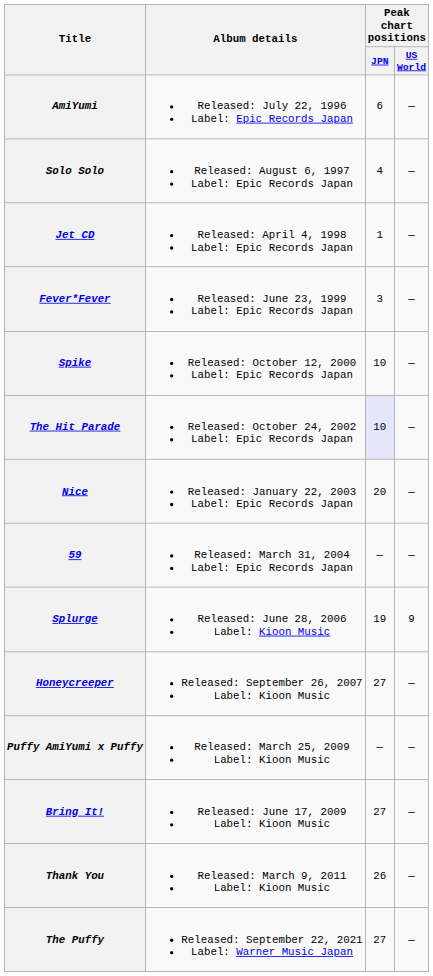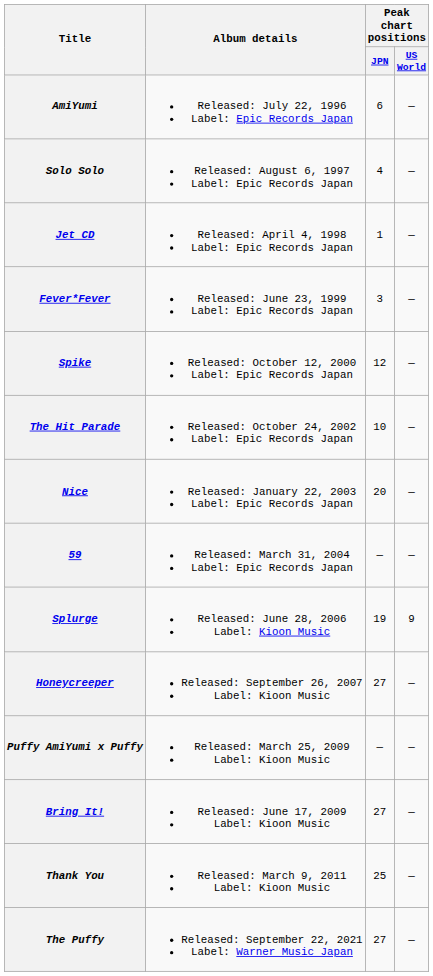(380, 363) 10 -> (380, 363) 12
(380, 427) lavender background -> (380, 427) no background
(380, 876) 26 -> (380, 876) 25
